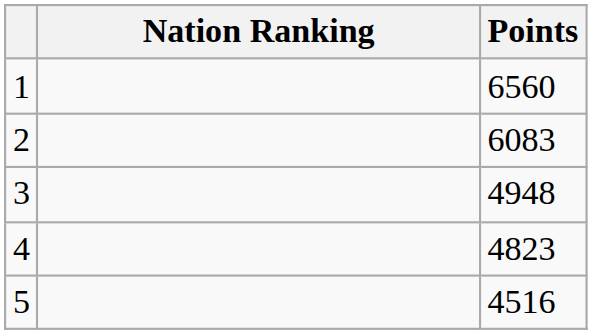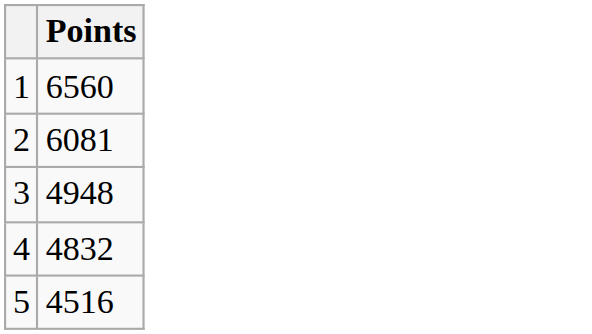- column: (259, 31)
(521, 139) 6083 -> (80, 139) 6081
(521, 247) 4823 -> (80, 247) 4832
